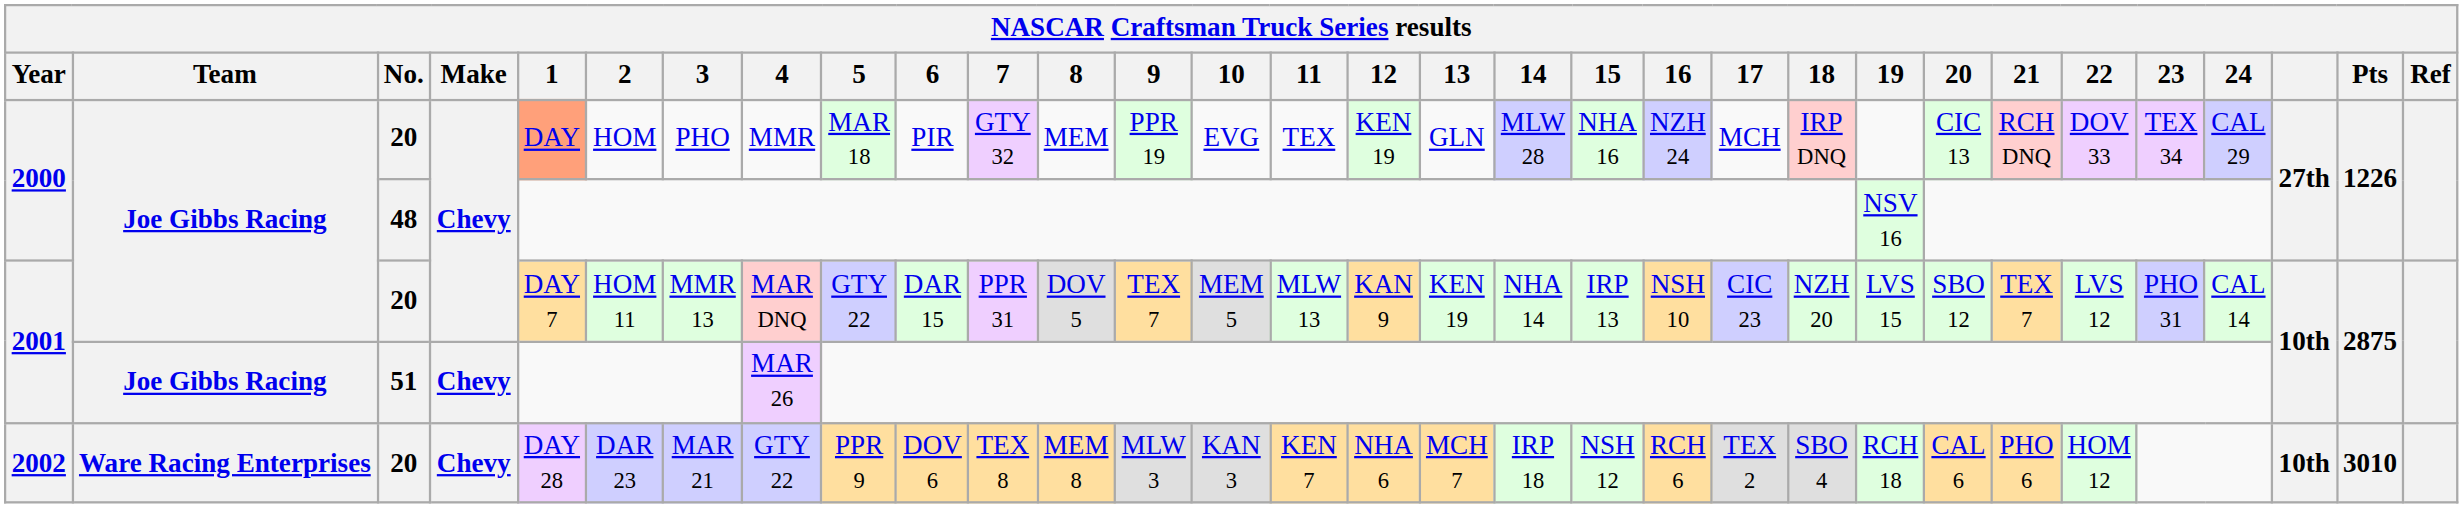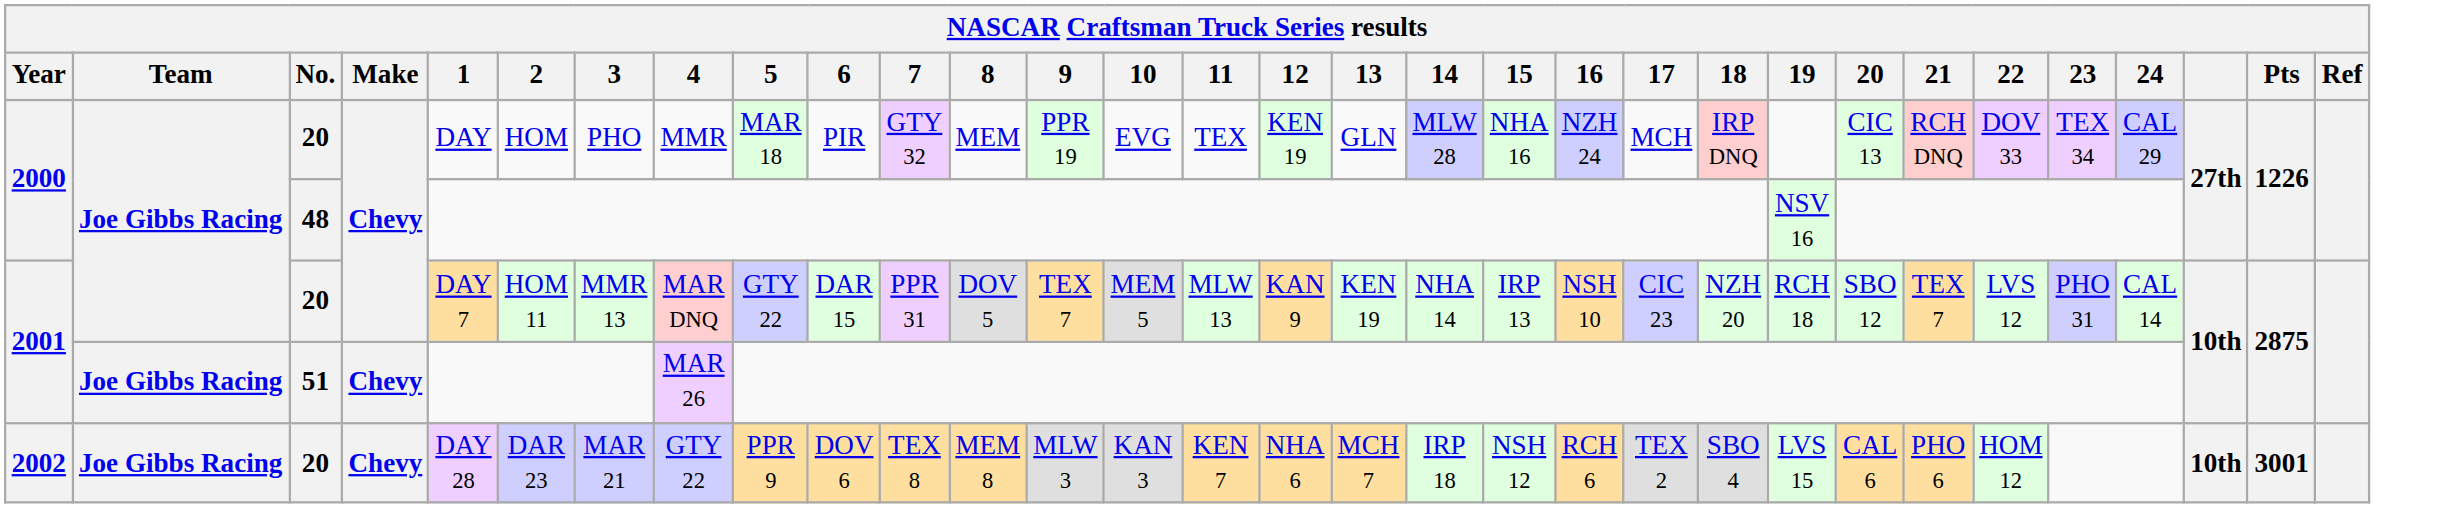(552, 138) lightsalmon background -> (464, 138) no background
(1890, 299) LVS 15 -> (1802, 299) RCH 18
(225, 462) Ware Racing Enterprises -> (181, 462) Joe Gibbs Racing
(1890, 461) RCH 18 -> (1802, 461) LVS 15
(2370, 462) 3010 -> (2282, 462) 3001
